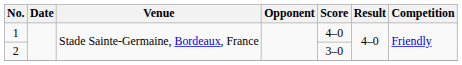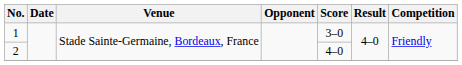(334, 32) 4–0 -> (334, 32) 3–0
(334, 51) 3–0 -> (334, 51) 4–0
